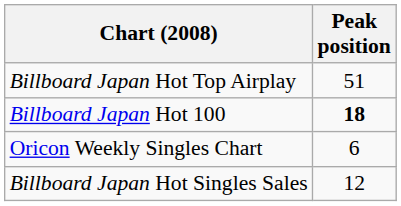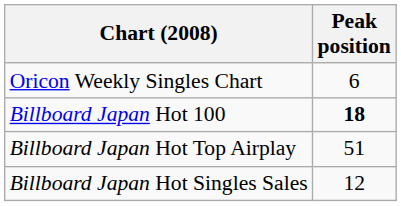rows swapped: (136, 148) <-> (153, 80)
